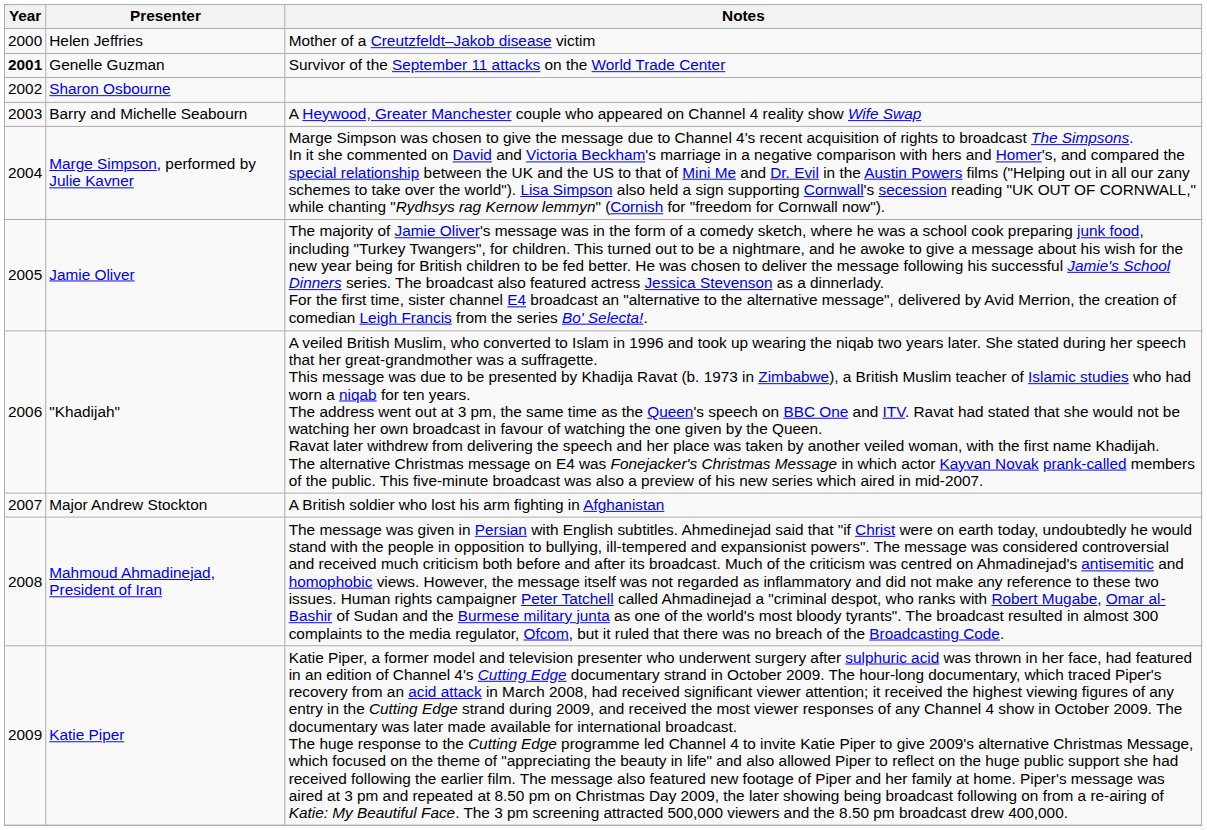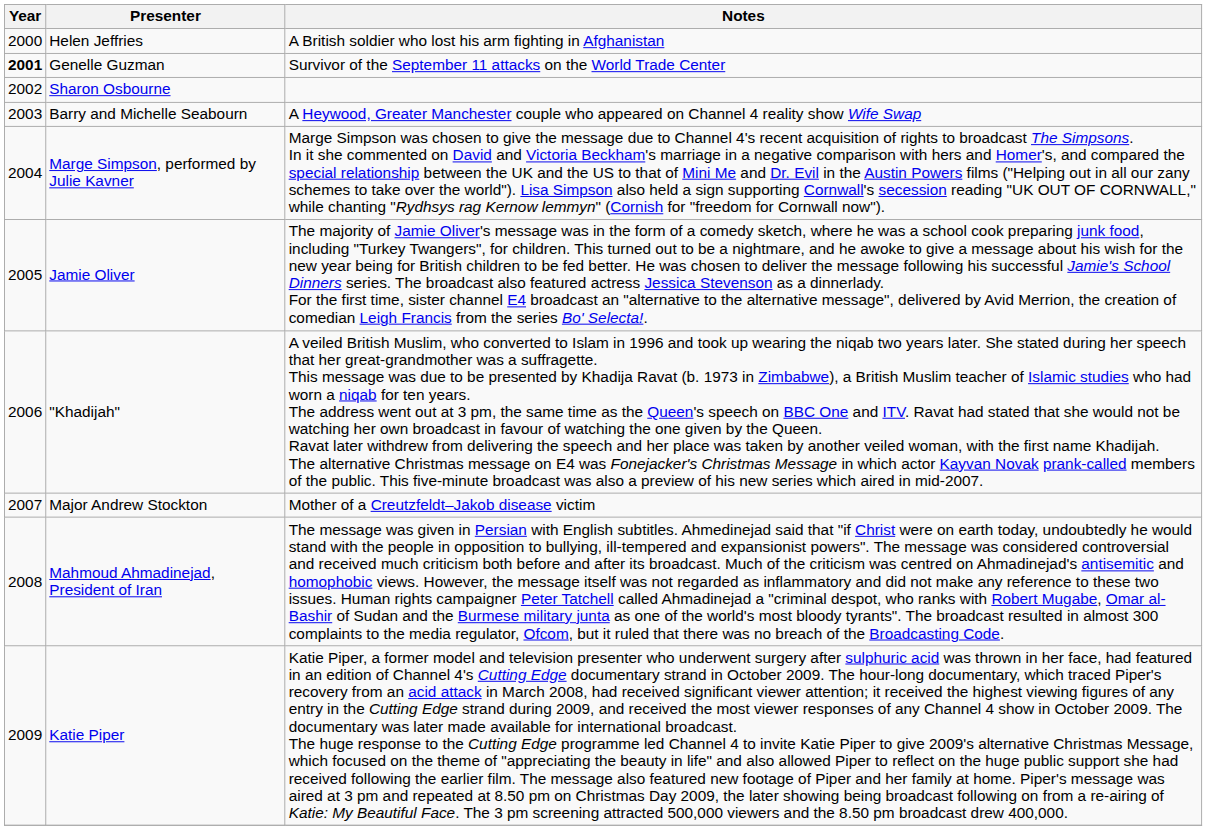(442, 41) Mother of a Creutzfeldt–Jakob disease victim -> (477, 41) A British soldier who lost his arm fighting in Afghanistan
(477, 505) A British soldier who lost his arm fighting in Afghanistan -> (442, 505) Mother of a Creutzfeldt–Jakob disease victim
